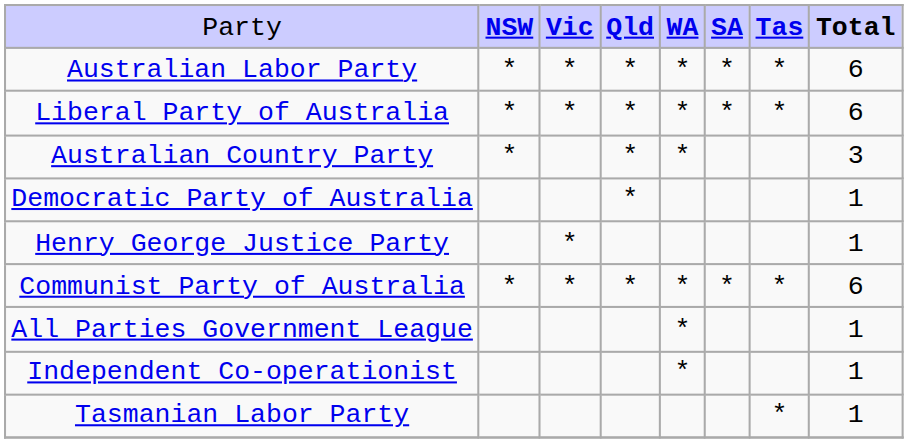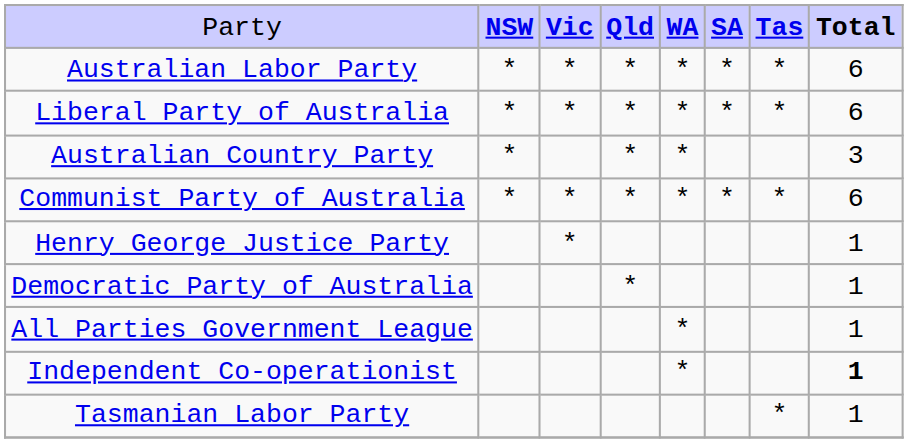rows swapped: (242, 286) <-> (242, 200)
(856, 372) normal -> (856, 372) bold
